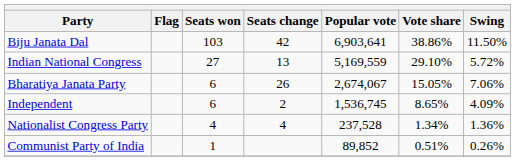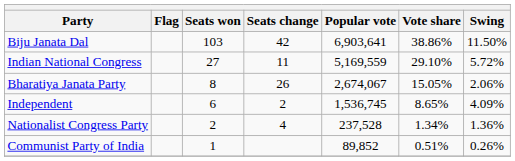(283, 62) 13 -> (283, 62) 11
(213, 83) 6 -> (213, 83) 8
(487, 83) 7.06% -> (487, 83) 2.06%
(213, 124) 4 -> (213, 124) 2
